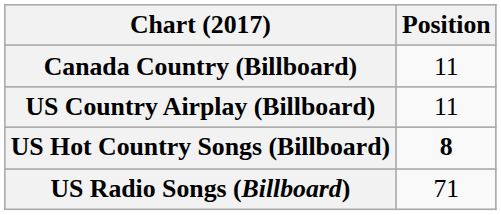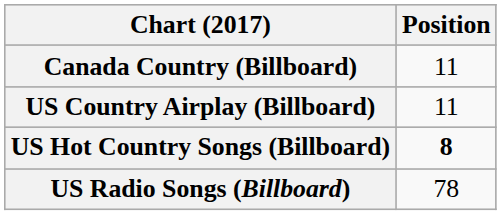(446, 188) 71 -> (446, 188) 78
